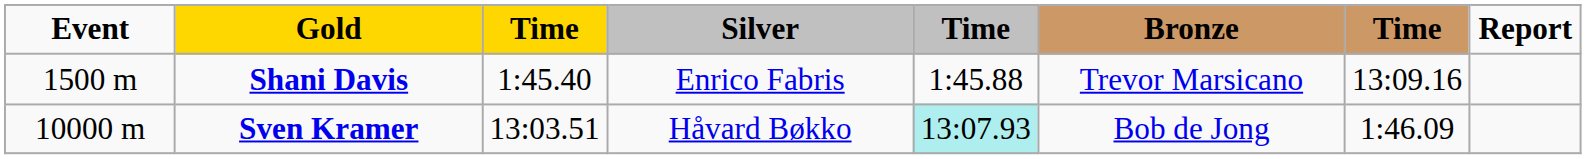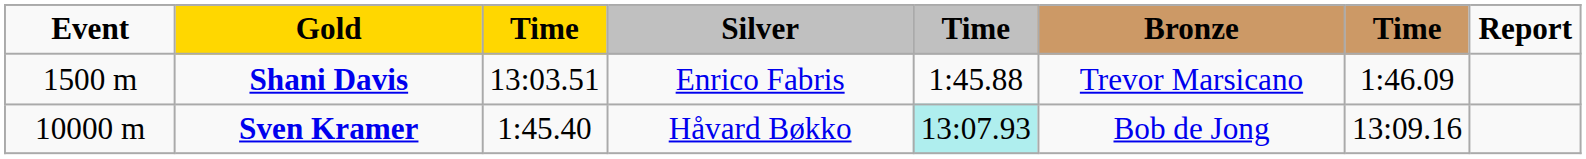(544, 78) 1:45.40 -> (544, 78) 13:03.51
(1407, 78) 13:09.16 -> (1407, 78) 1:46.09
(544, 128) 13:03.51 -> (544, 128) 1:45.40
(1407, 128) 1:46.09 -> (1407, 128) 13:09.16
